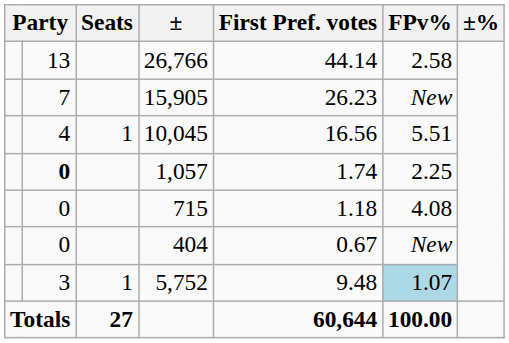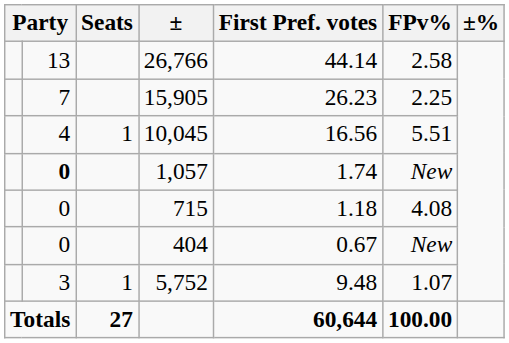(431, 97) New -> (432, 97) 2.25
(432, 171) 2.25 -> (431, 171) New
(432, 282) lightblue background -> (432, 282) no background
